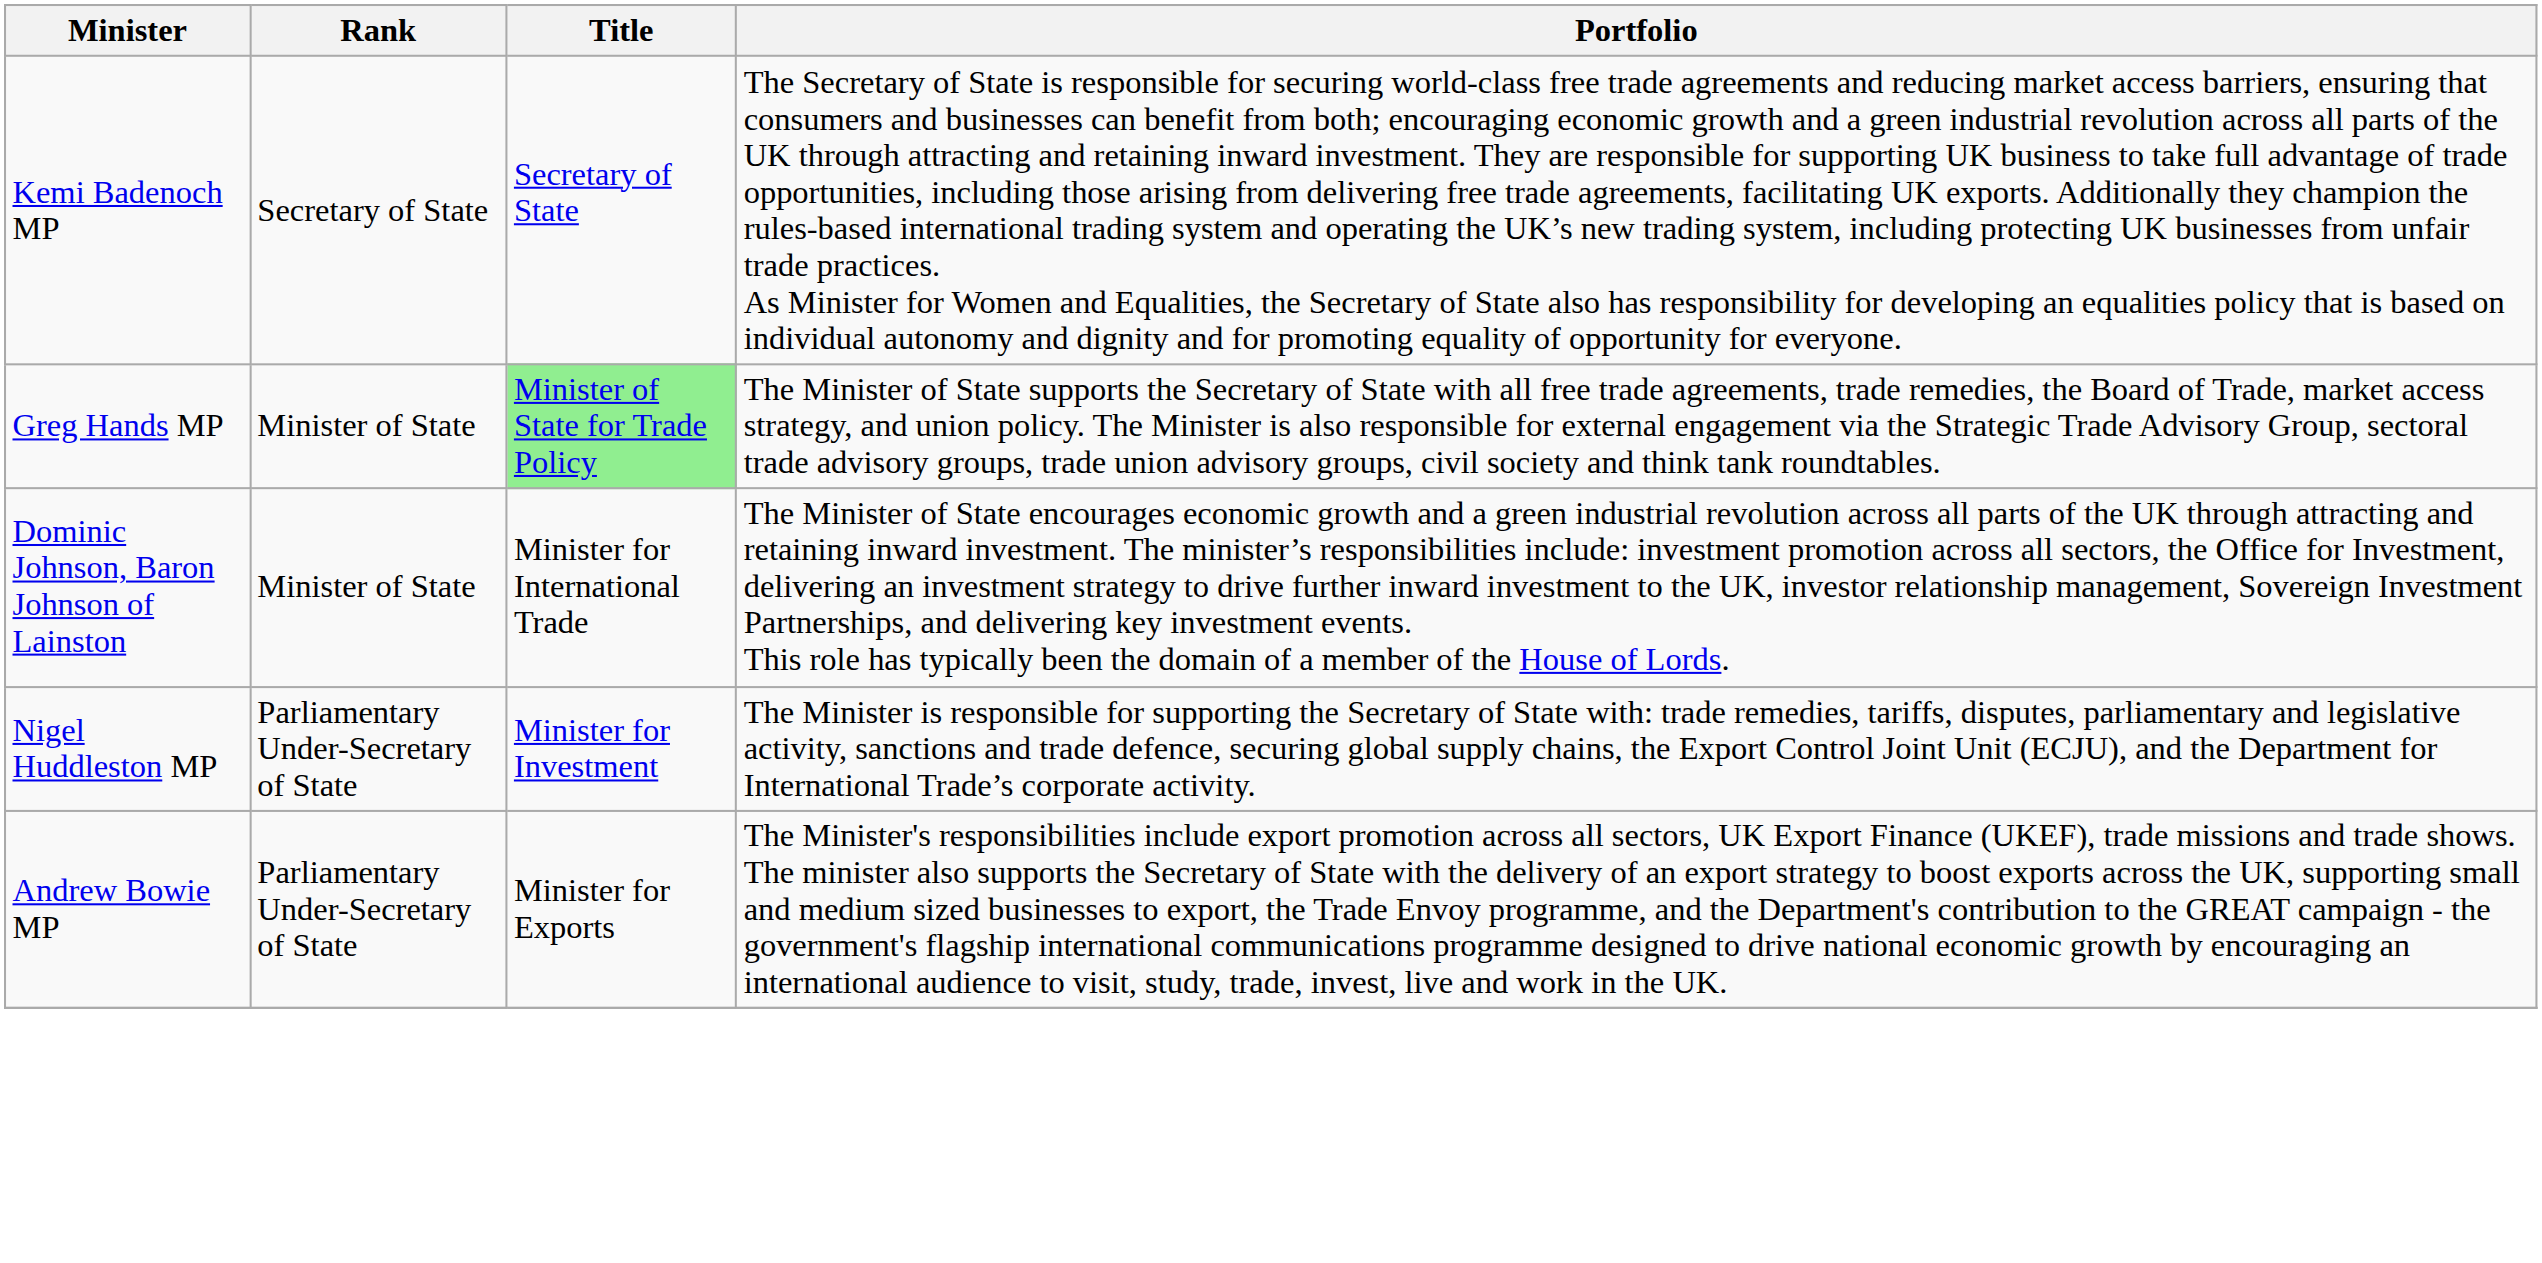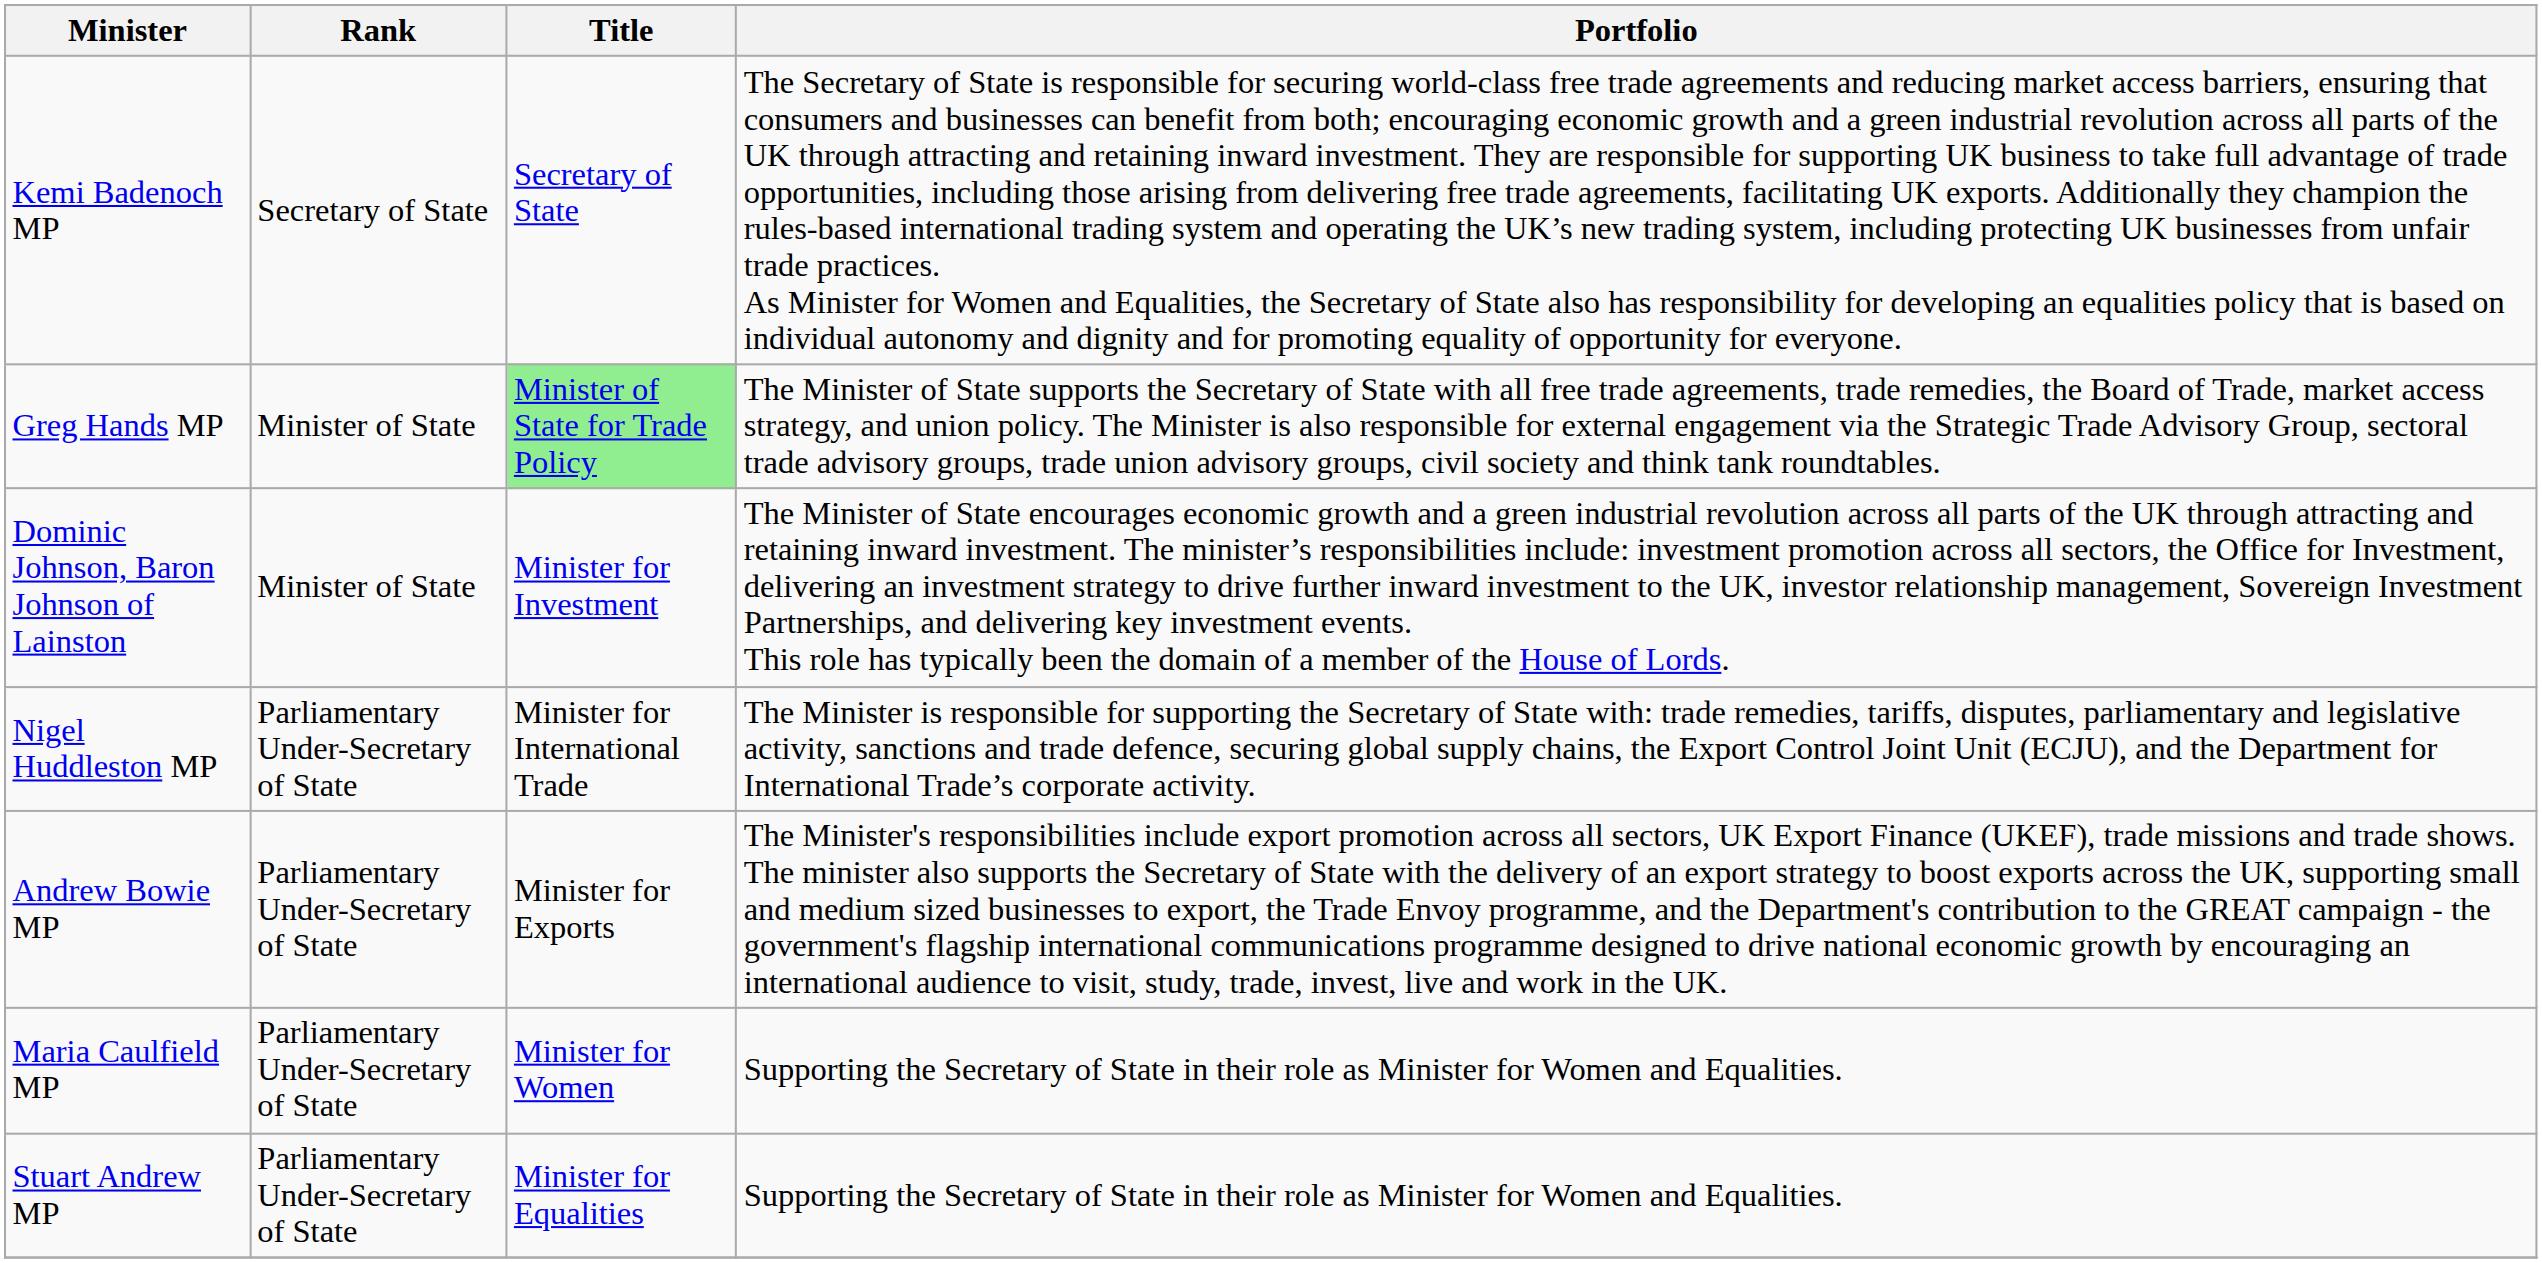(597, 586) Minister for International Trade -> (592, 586) Minister for Investment
(592, 747) Minister for Investment -> (597, 747) Minister for International Trade
+ row: (116, 1070)
+ row: (107, 1194)
